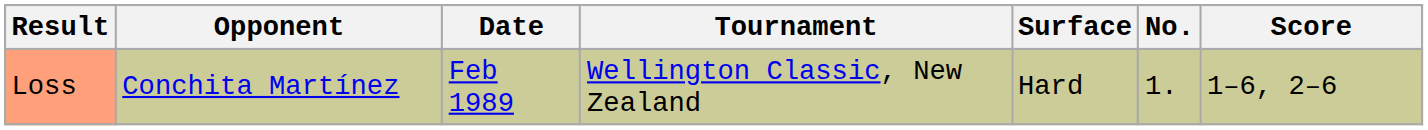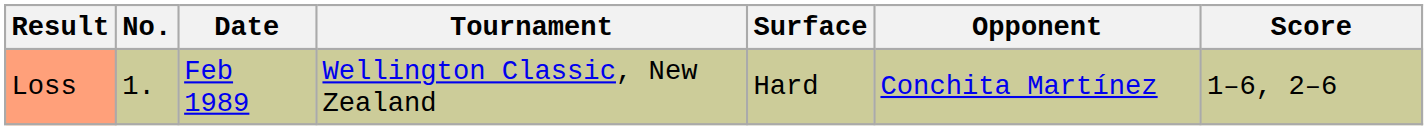columns swapped: (1170, 27) <-> (279, 27)
